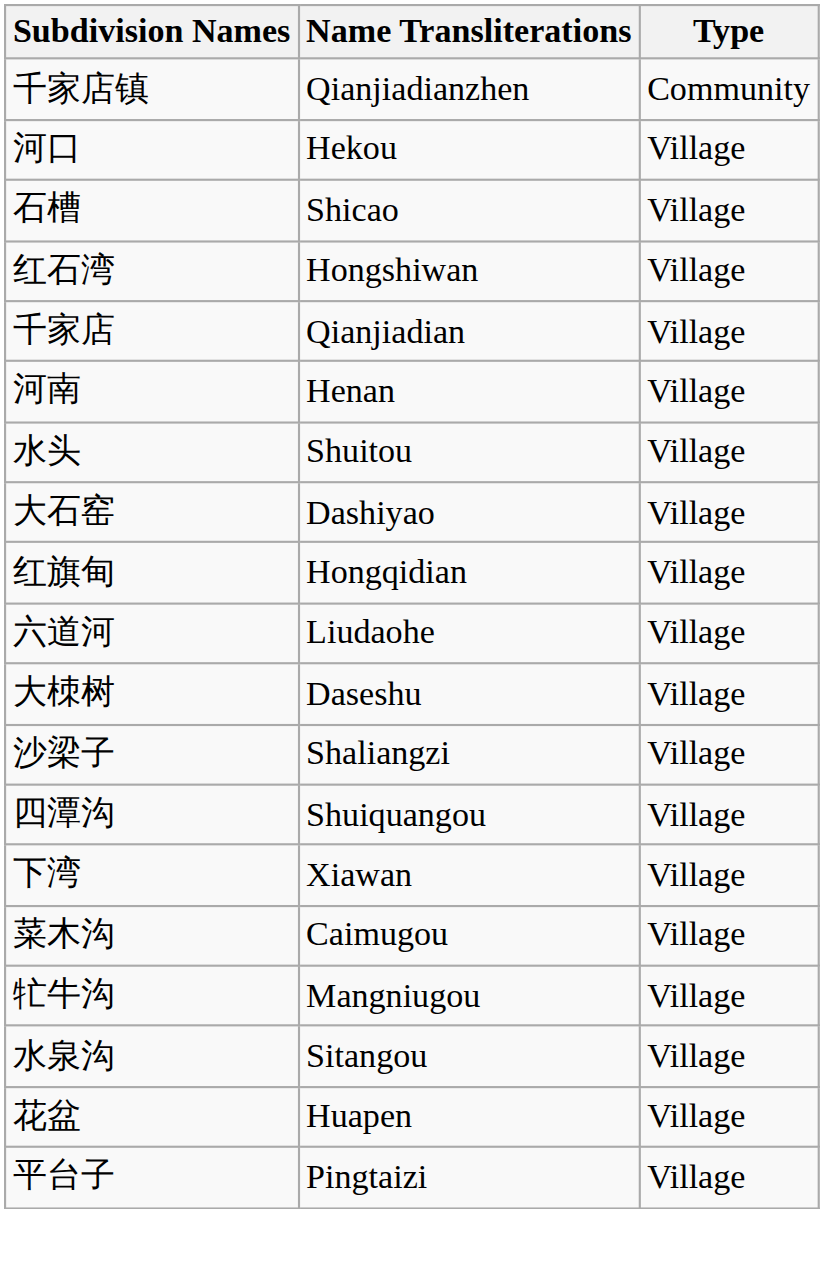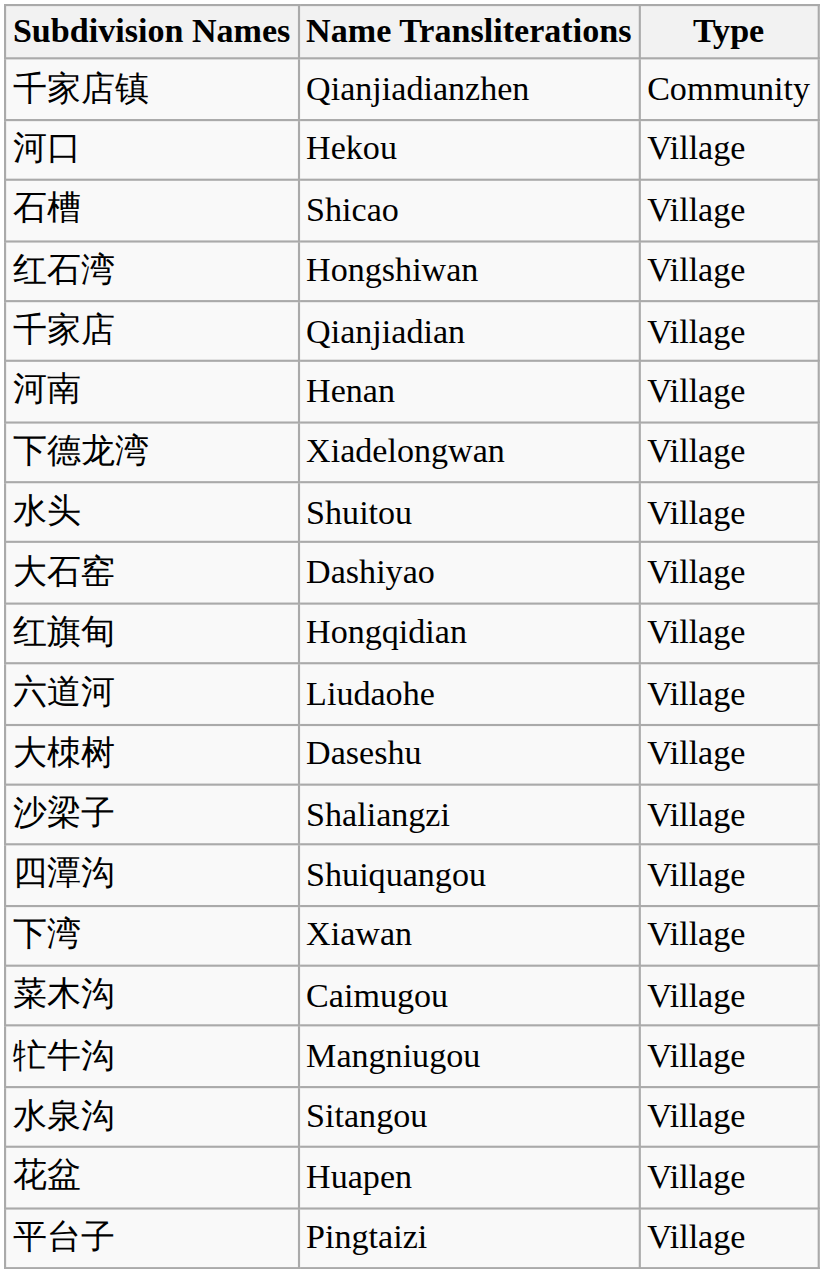+ row: (81, 450)
